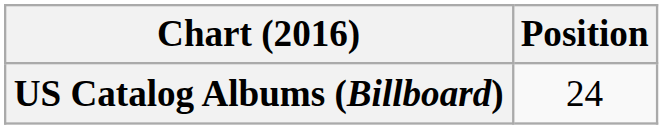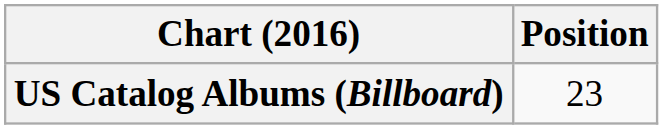(585, 92) 24 -> (585, 92) 23
